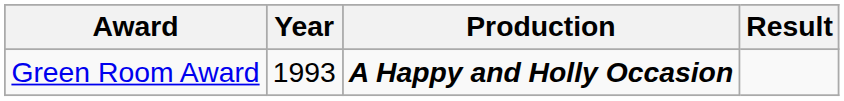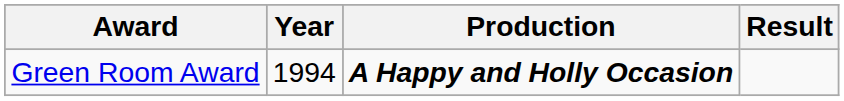(304, 71) 1993 -> (304, 71) 1994
